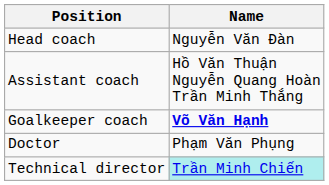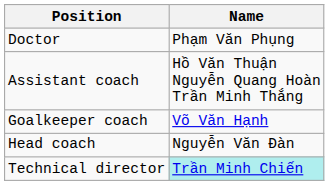rows swapped: (52, 40) <-> (34, 145)
(220, 121) bold -> (220, 121) normal
